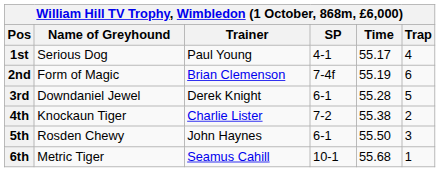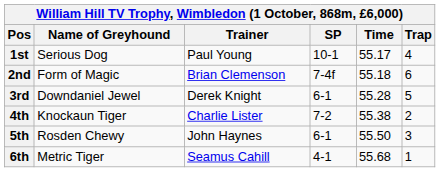(322, 55) 4-1 -> (326, 55) 10-1
(375, 75) 55.19 -> (375, 75) 55.18
(326, 156) 10-1 -> (322, 156) 4-1
